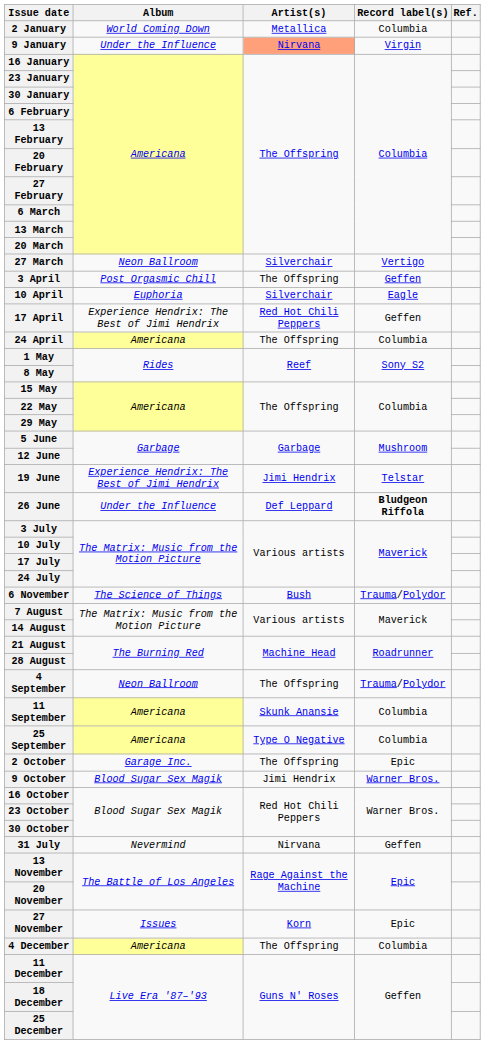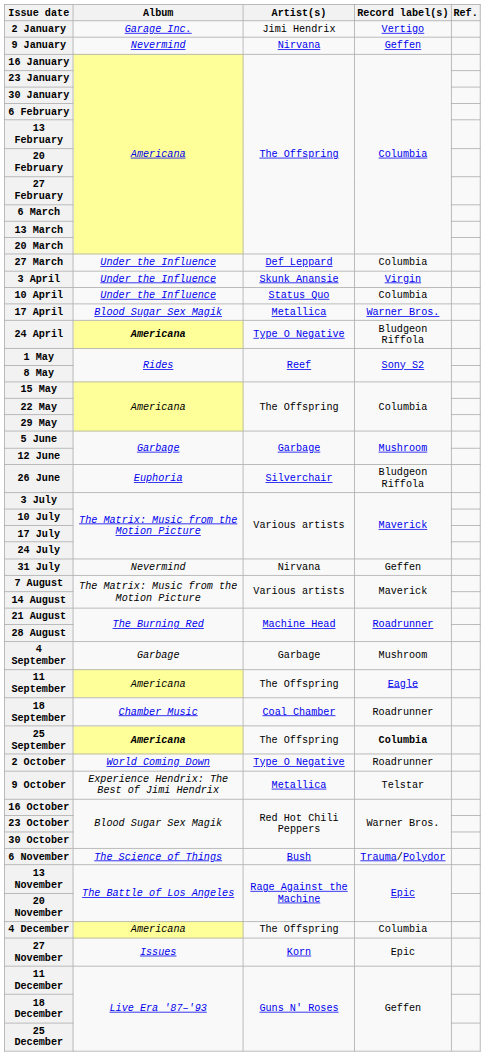(158, 29) World Coming Down -> (158, 29) Garage Inc.
(299, 29) Metallica -> (299, 29) Jimi Hendrix
(403, 29) Columbia -> (403, 29) Vertigo
(158, 46) Under the Influence -> (158, 46) Nevermind
(299, 46) lightsalmon background -> (299, 46) no background
(403, 46) Virgin -> (403, 46) Geffen
(158, 263) Neon Ballroom -> (158, 263) Under the Influence
(299, 263) Silverchair -> (299, 263) Def Leppard
(403, 263) Vertigo -> (403, 263) Columbia
(158, 279) Post Orgasmic Chill -> (158, 279) Under the Influence
(299, 279) The Offspring -> (299, 279) Skunk Anansie
(403, 279) Geffen -> (403, 279) Virgin
(158, 296) Euphoria -> (158, 296) Under the Influence
(299, 296) Silverchair -> (299, 296) Status Quo
(403, 296) Eagle -> (403, 296) Columbia
(158, 318) Experience Hendrix: The Best of Jimi Hendrix -> (158, 312) Blood Sugar Sex Magik
(299, 318) Red Hot Chili Peppers -> (299, 312) Metallica
(403, 318) Geffen -> (403, 312) Warner Bros.
(158, 340) normal -> (158, 335) bold
(299, 340) The Offspring -> (299, 335) Type O Negative
(403, 340) Columbia -> (403, 335) Bludgeon Riffola
- row: (39, 478)
(158, 507) Under the Influence -> (158, 478) Euphoria
(299, 507) Def Leppard -> (299, 478) Silverchair
(403, 507) bold -> (403, 478) normal
rows swapped: (39, 845) <-> (39, 595)
(158, 684) Neon Ballroom -> (158, 655) Garbage
(299, 684) The Offspring -> (299, 655) Garbage
(403, 684) Trauma/Polydor -> (403, 655) Mushroom
(299, 712) Skunk Anansie -> (299, 684) The Offspring
(403, 712) Columbia -> (403, 684) Eagle
+ row: (39, 712)
(158, 740) normal -> (158, 740) bold
(299, 740) Type O Negative -> (299, 740) The Offspring
(403, 740) normal -> (403, 740) bold
(158, 762) Garage Inc. -> (158, 762) World Coming Down
(299, 762) The Offspring -> (299, 762) Type O Negative
(403, 762) Epic -> (403, 762) Roadrunner
(158, 779) Blood Sugar Sex Magik -> (158, 785) Experience Hendrix: The Best of Jimi Hendrix
(299, 779) Jimi Hendrix -> (299, 785) Metallica
(403, 779) Warner Bros. -> (403, 785) Telstar
rows swapped: (39, 924) <-> (39, 946)
